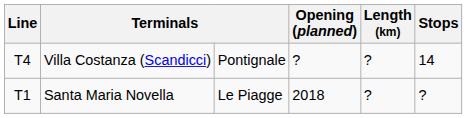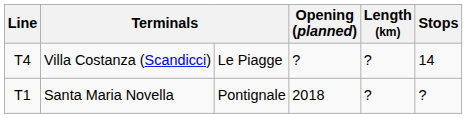(252, 61) Pontignale -> (250, 61) Le Piagge
(250, 96) Le Piagge -> (252, 96) Pontignale
